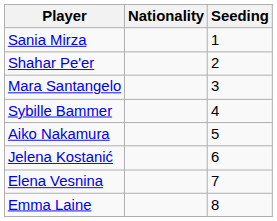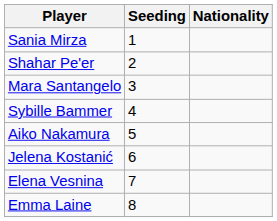columns swapped: (166, 16) <-> (240, 16)
